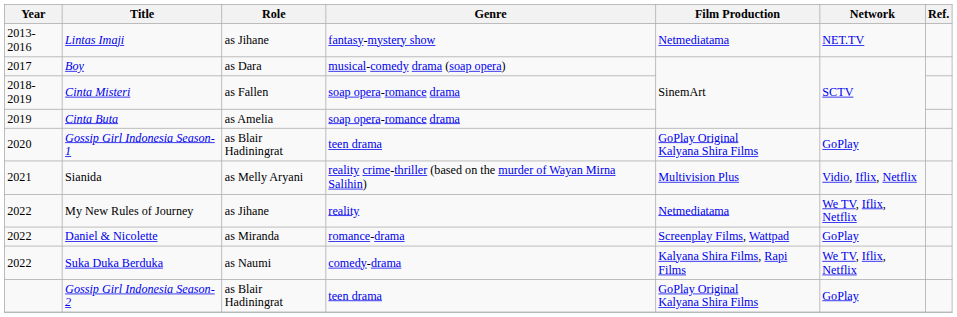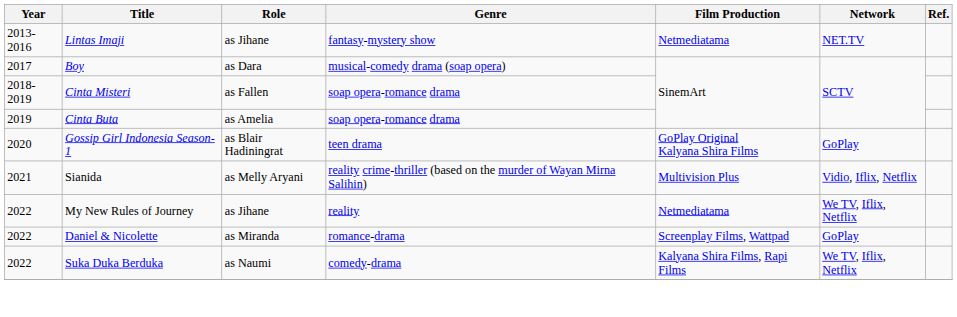- row: (140, 295)
